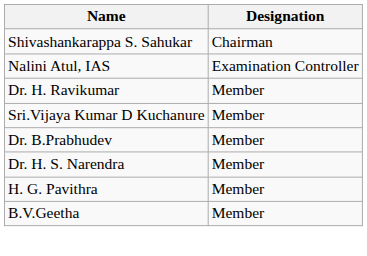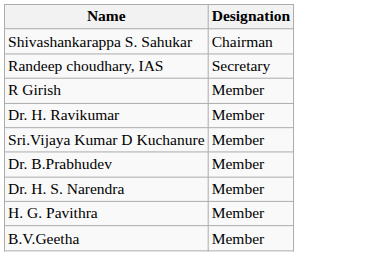+ row: (86, 66)
- row: (59, 66)
+ row: (35, 90)
